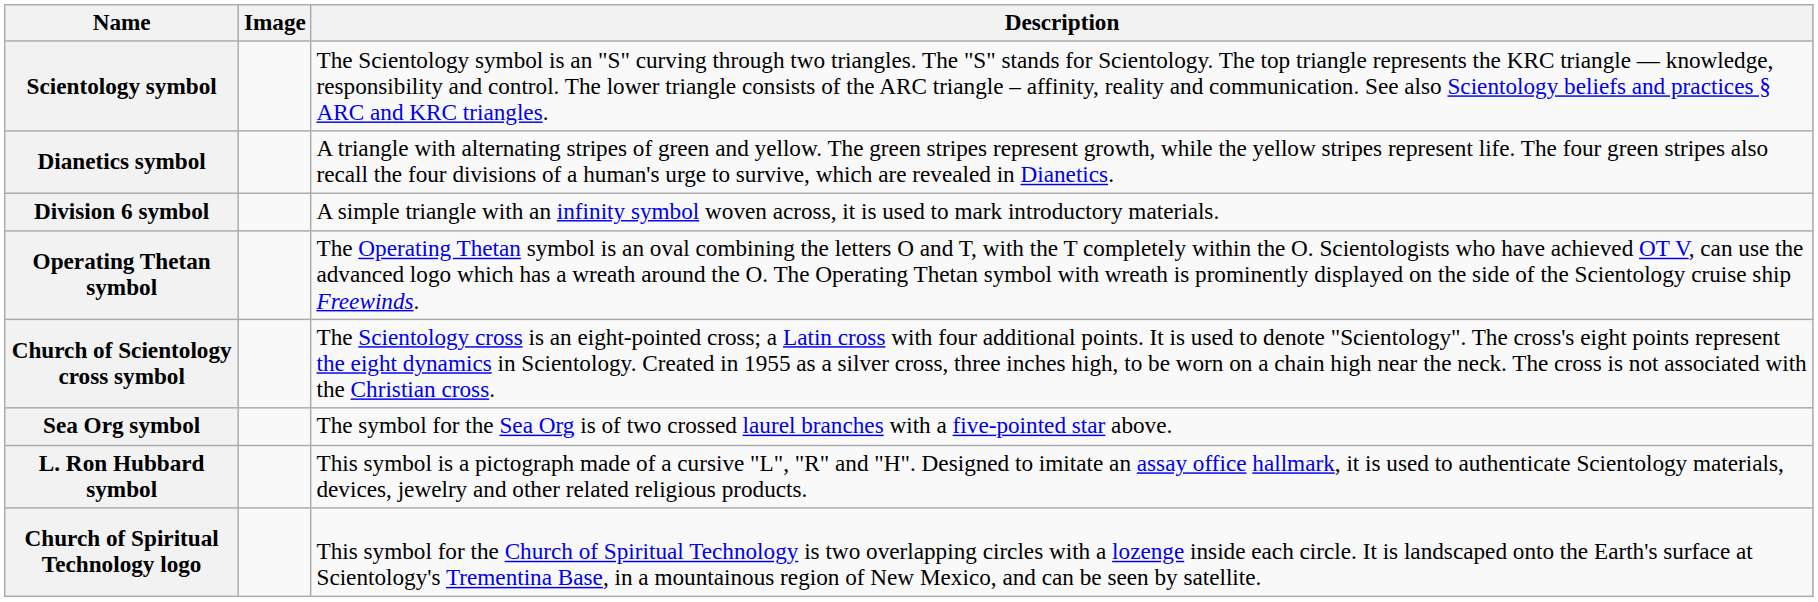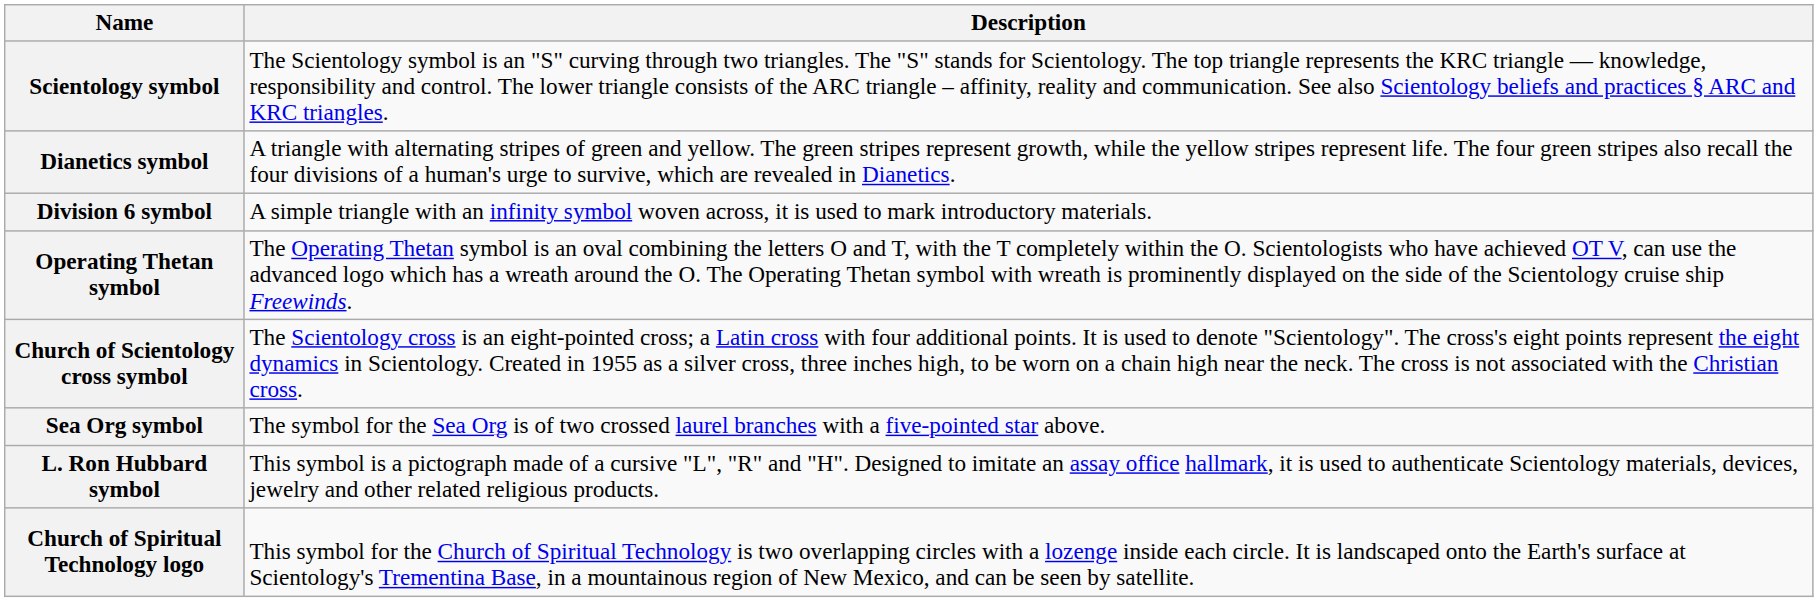- column: (275, 22)
